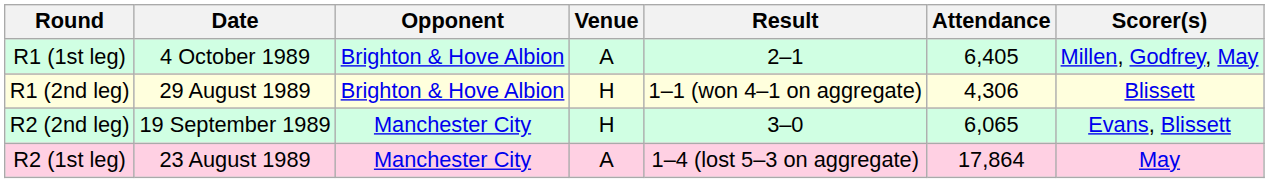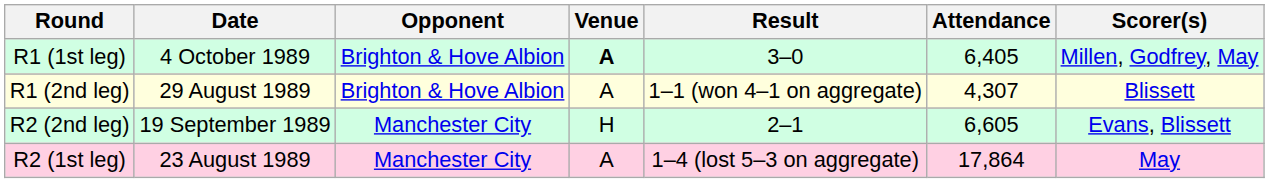(607, 56) normal -> (607, 56) bold
(785, 56) 2–1 -> (785, 56) 3–0
(607, 90) H -> (607, 90) A
(991, 90) 4,306 -> (991, 90) 4,307
(785, 125) 3–0 -> (785, 125) 2–1
(991, 125) 6,065 -> (991, 125) 6,605
